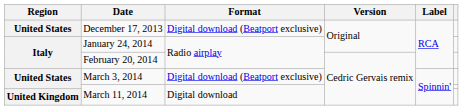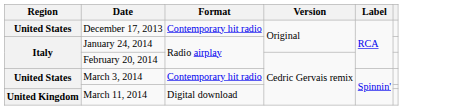(245, 28) Digital download (Beatport exclusive) -> (214, 28) Contemporary hit radio
(245, 76) Digital download (Beatport exclusive) -> (214, 76) Contemporary hit radio
